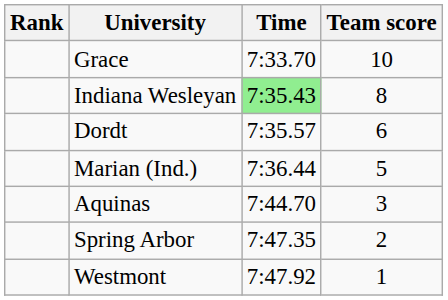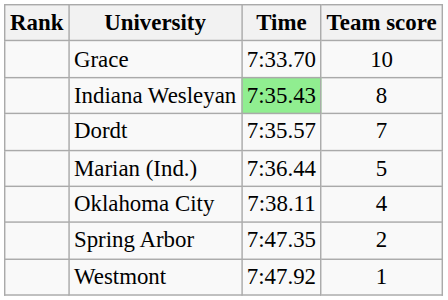(382, 131) 6 -> (382, 131) 7
+ row: (144, 204)
- row: (112, 204)
